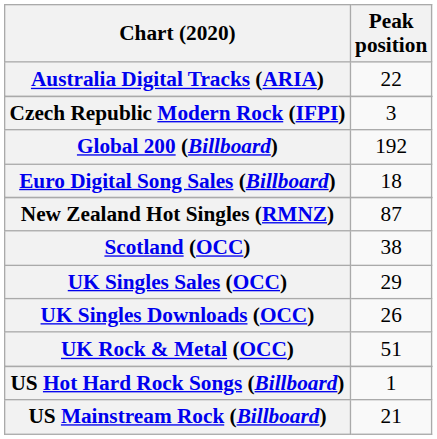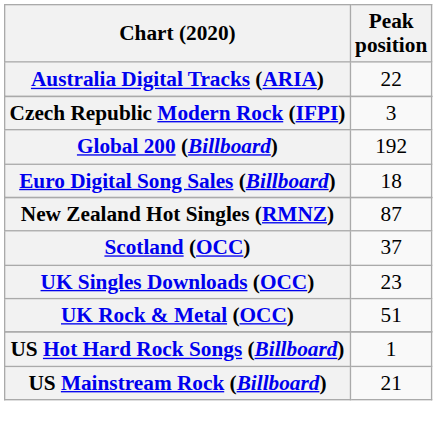(391, 247) 38 -> (391, 247) 37
- row: (177, 281)
(391, 315) 26 -> (391, 281) 23
